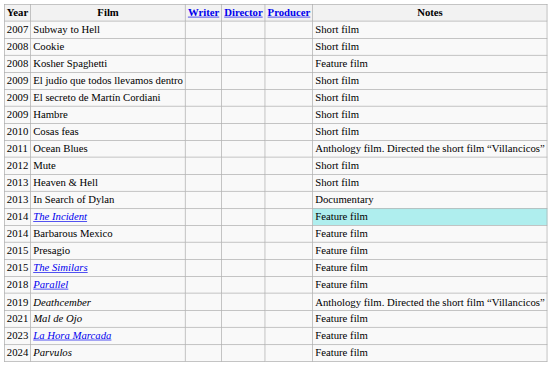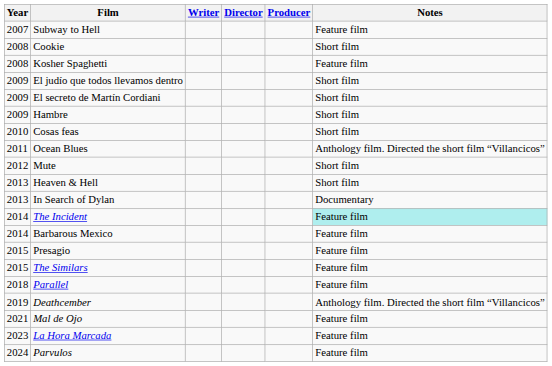(337, 30) Short film -> (342, 30) Feature film
